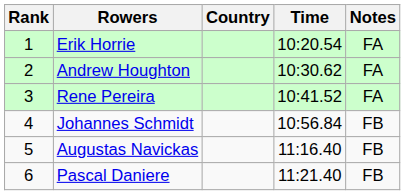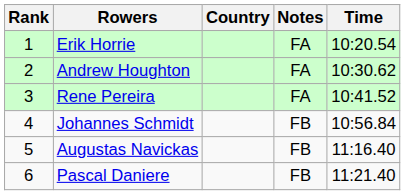columns swapped: (310, 17) <-> (373, 17)
